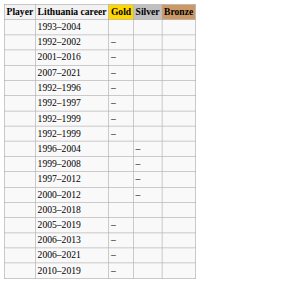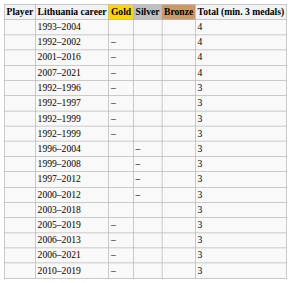+ column: (241, 12)
